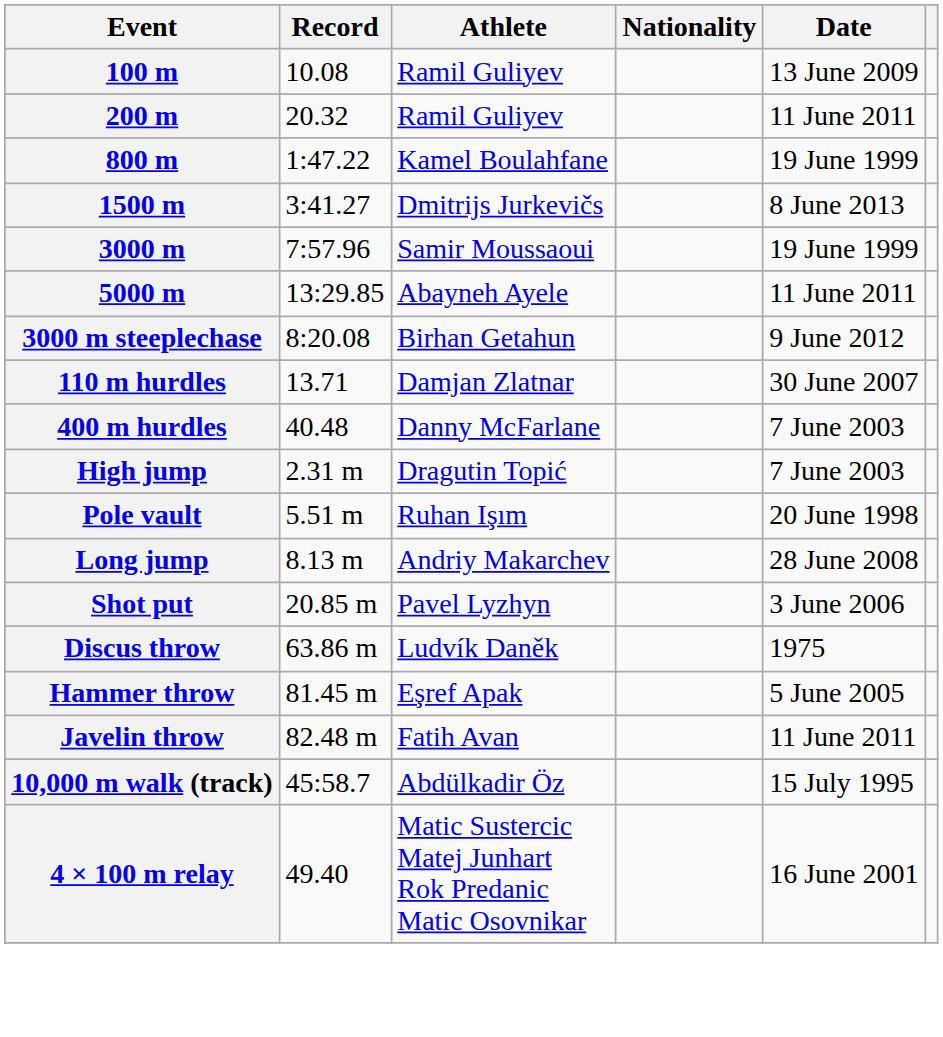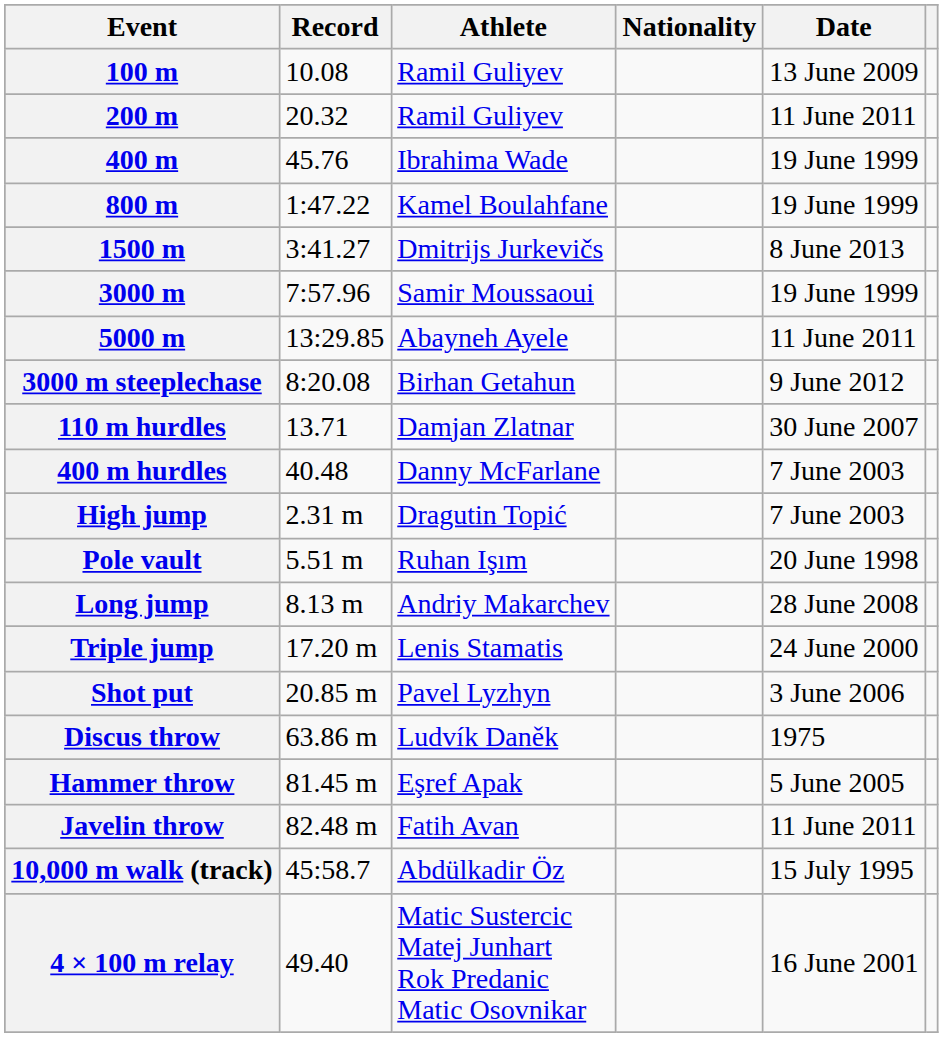+ row: (142, 159)
+ row: (142, 648)
